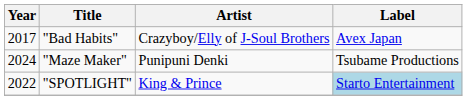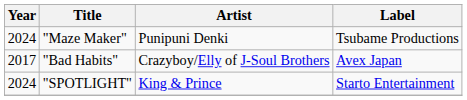rows swapped: (80, 38) <-> (85, 60)
(22, 83) 2022 -> (22, 83) 2024
(395, 83) lightblue background -> (395, 83) no background
